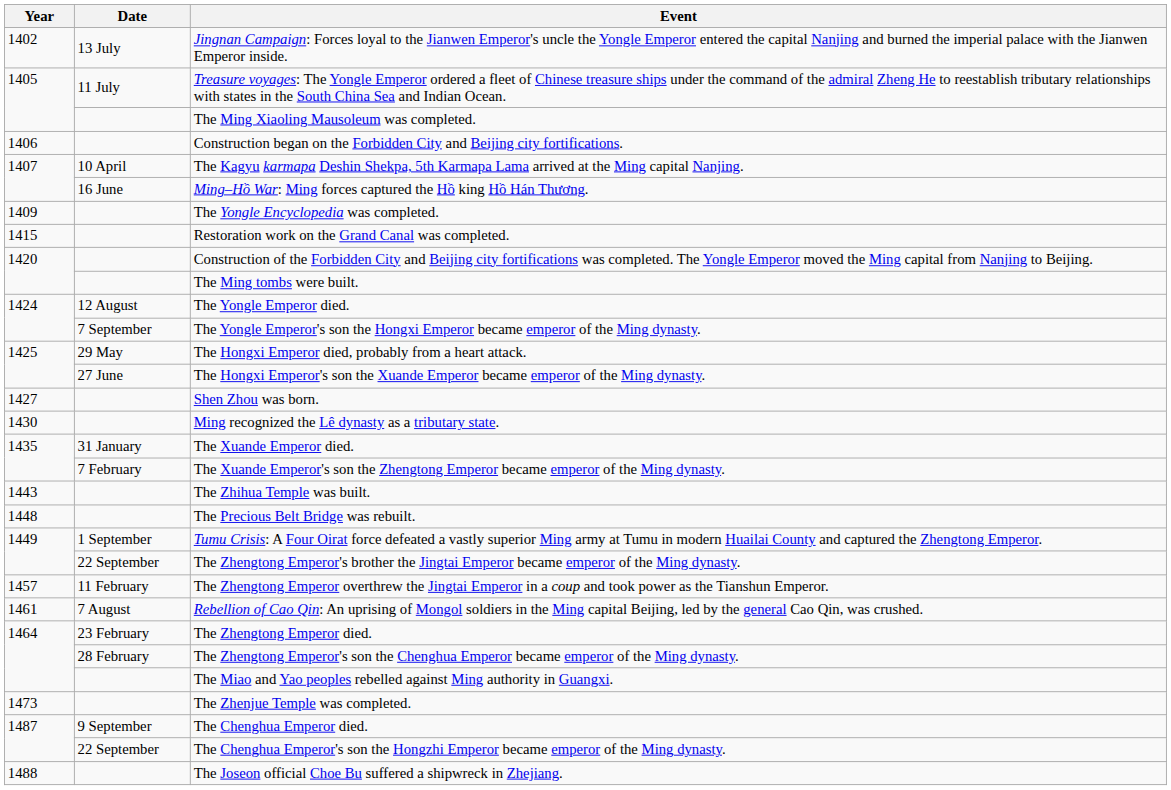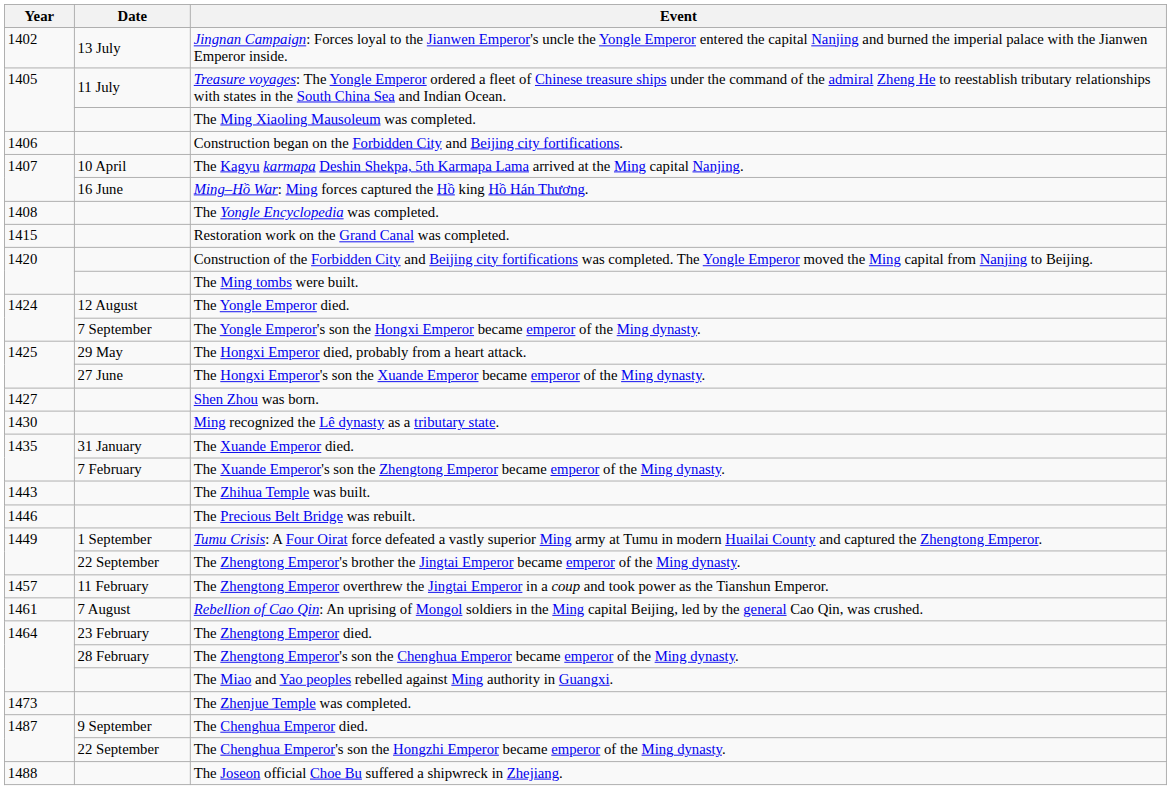(23, 212) 1409 -> (23, 212) 1408
(23, 516) 1448 -> (23, 516) 1446
